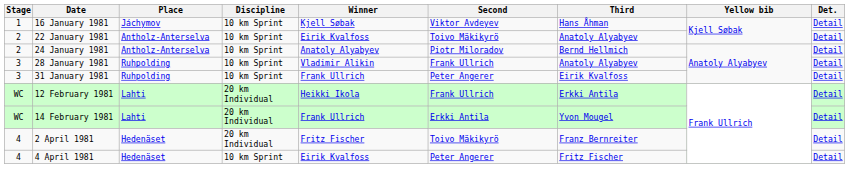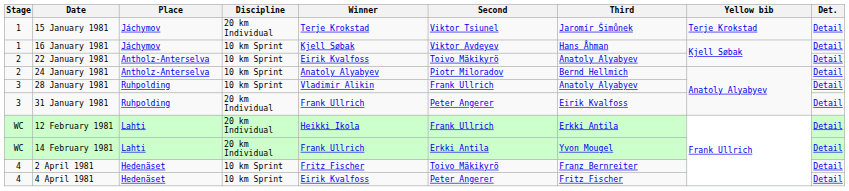+ row: (72, 29)
(254, 77) 10 km Sprint -> (249, 104) 20 km Individual
(249, 140) 20 km Individual -> (254, 167) 10 km Sprint
